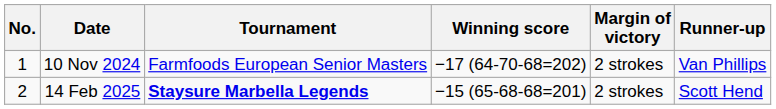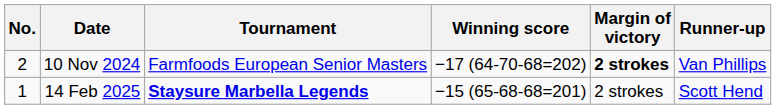(22, 64) 1 -> (22, 64) 2
(629, 64) normal -> (632, 64) bold
(22, 91) 2 -> (22, 91) 1
